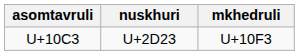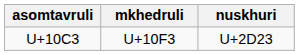columns swapped: (149, 15) <-> (246, 15)
